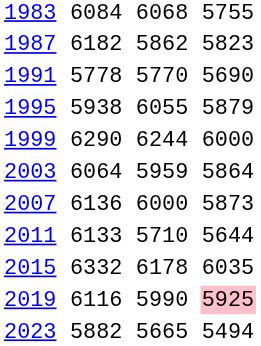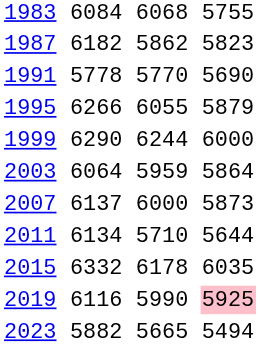(96, 108) 5938 -> (96, 108) 6266
(96, 204) 6136 -> (96, 204) 6137
(96, 236) 6133 -> (96, 236) 6134
